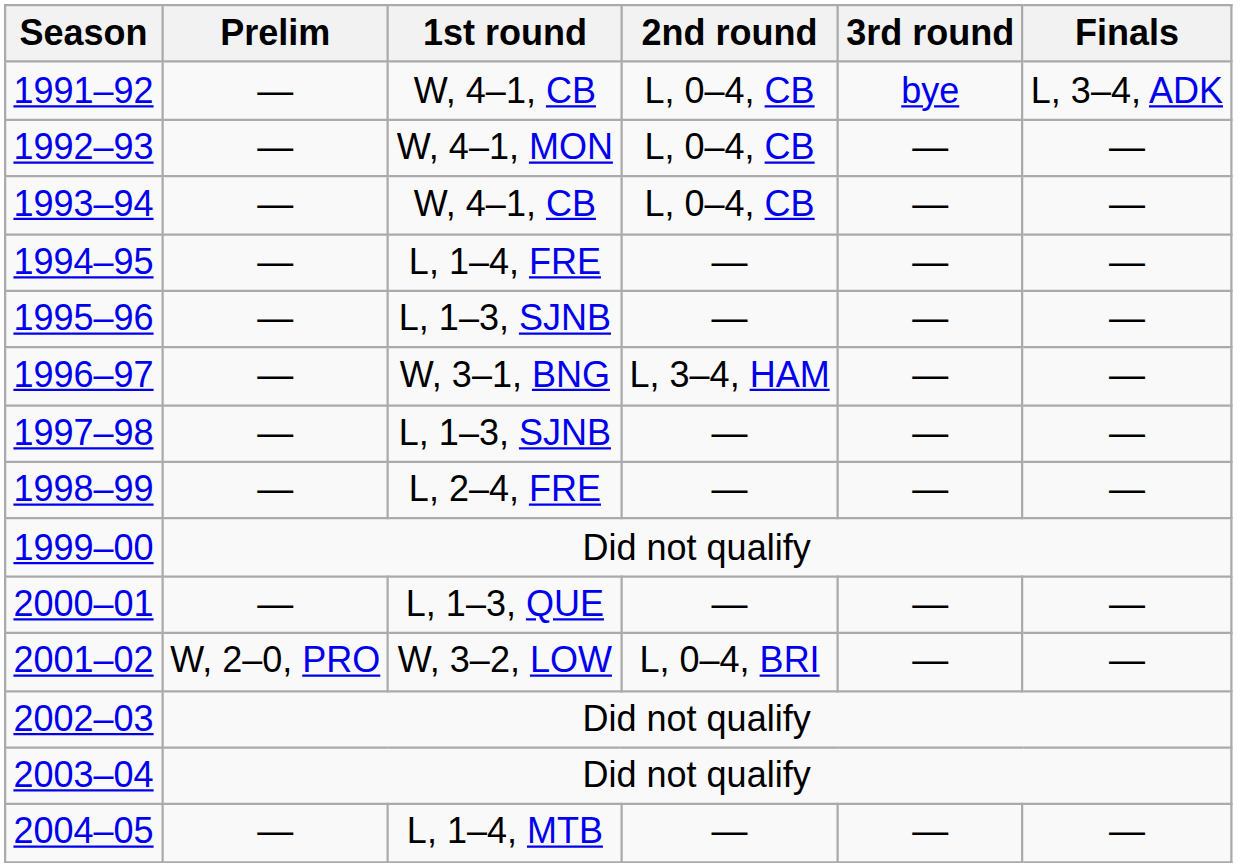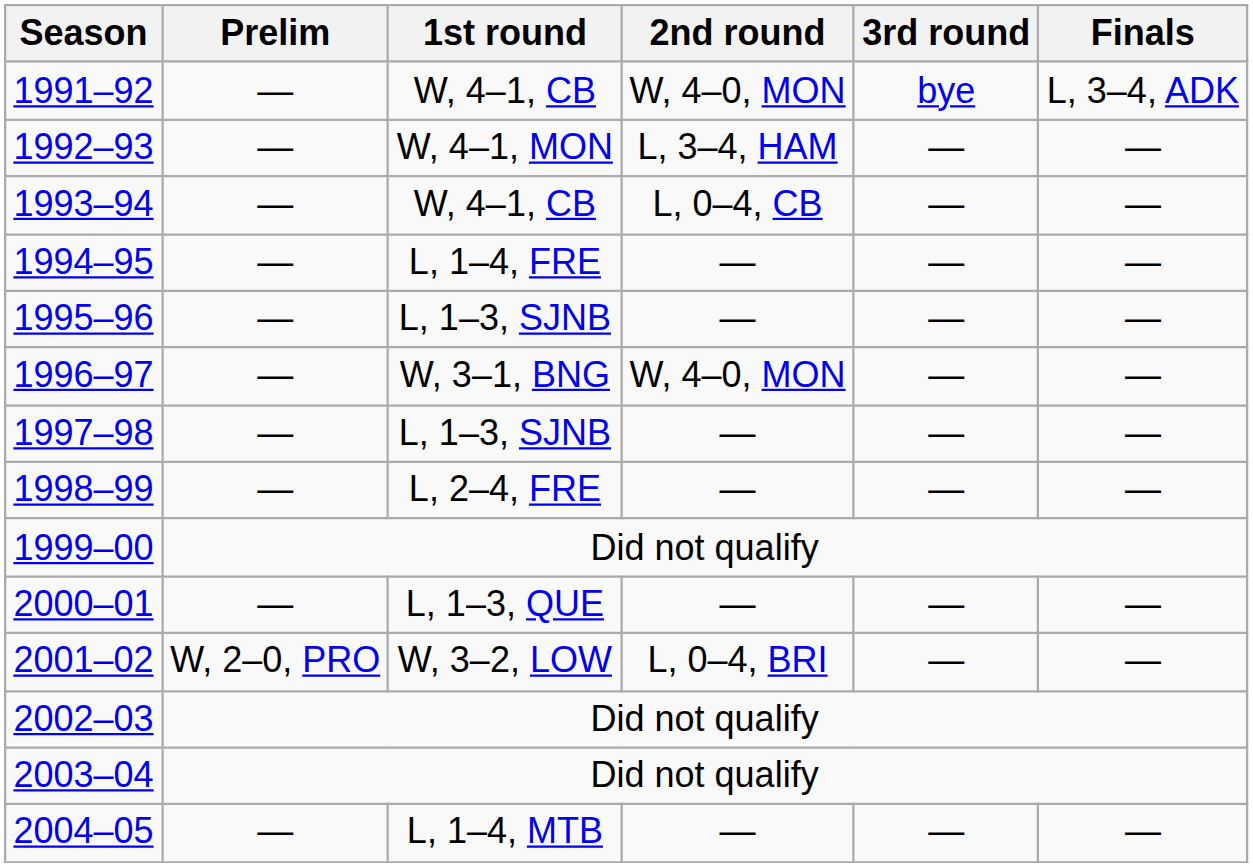(730, 90) L, 0–4, CB -> (738, 90) W, 4–0, MON
(730, 147) L, 0–4, CB -> (738, 147) L, 3–4, HAM
(730, 375) L, 3–4, HAM -> (738, 375) W, 4–0, MON
